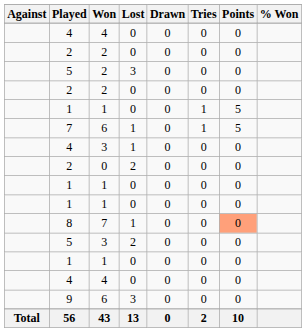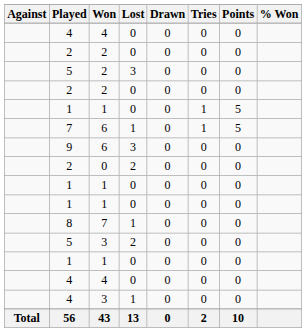rows swapped: (69, 147) <-> (69, 299)
(238, 223) lightsalmon background -> (238, 223) no background
